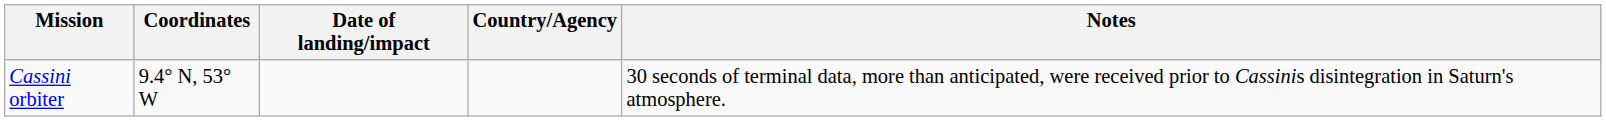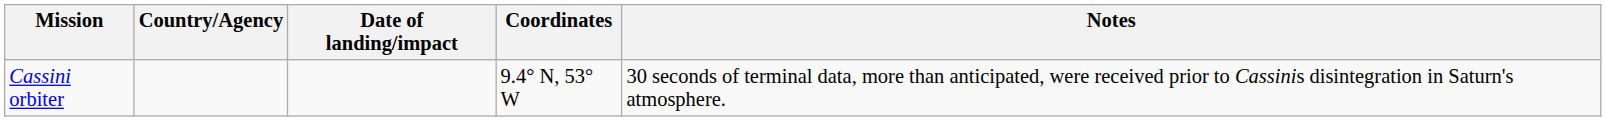columns swapped: (545, 20) <-> (197, 20)
